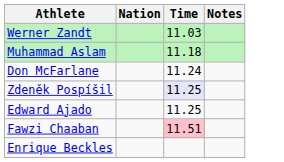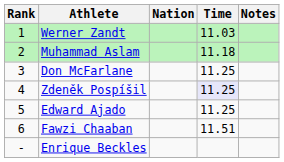+ column: (21, 14)
(184, 71) 11.24 -> (218, 71) 11.25
(184, 128) pink background -> (218, 128) no background
